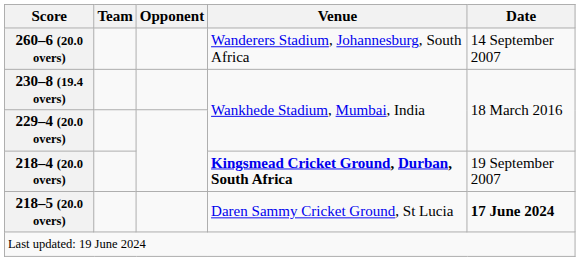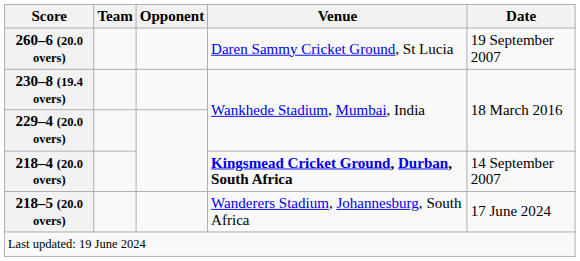(336, 48) Wanderers Stadium, Johannesburg, South Africa -> (332, 48) Daren Sammy Cricket Ground, St Lucia
(512, 48) 14 September 2007 -> (512, 48) 19 September 2007
(512, 171) 19 September 2007 -> (512, 171) 14 September 2007
(332, 211) Daren Sammy Cricket Ground, St Lucia -> (336, 211) Wanderers Stadium, Johannesburg, South Africa
(512, 211) bold -> (511, 211) normal
